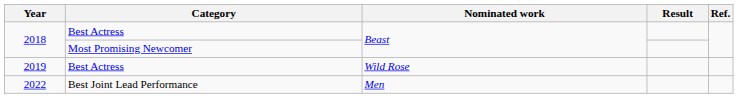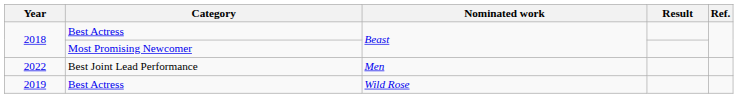rows swapped: (35, 66) <-> (35, 84)
